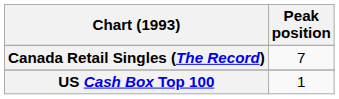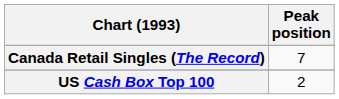(301, 81) 1 -> (301, 81) 2
